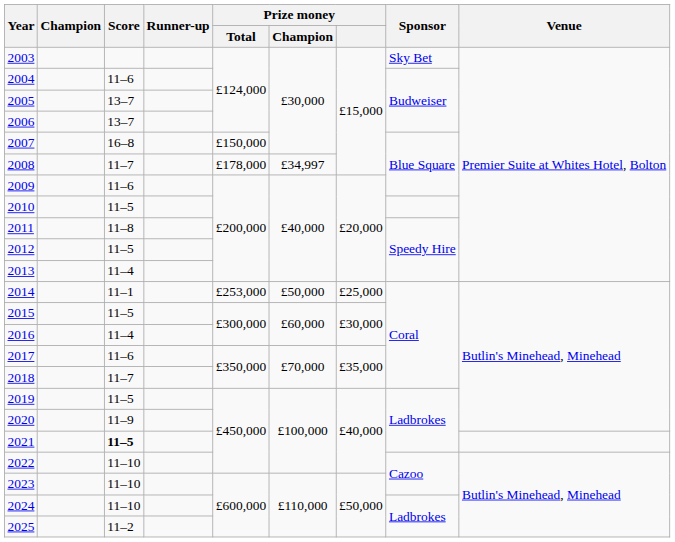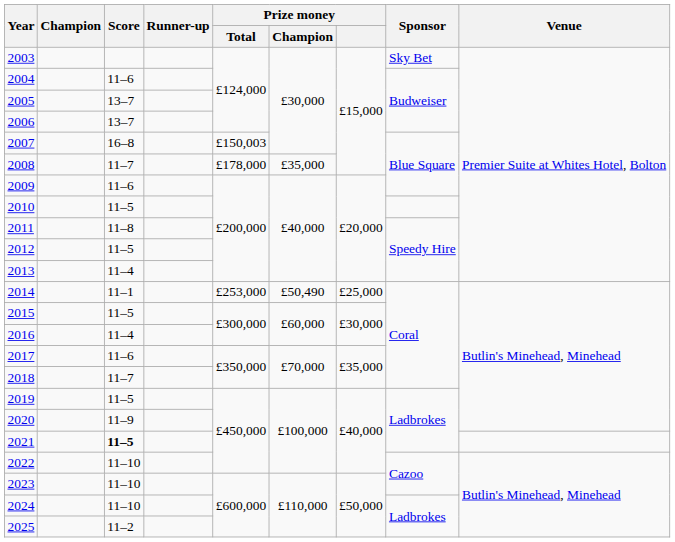(241, 143) £150,000 -> (241, 143) £150,003
(303, 164) £34,997 -> (303, 164) £35,000
(303, 292) £50,000 -> (303, 292) £50,490
